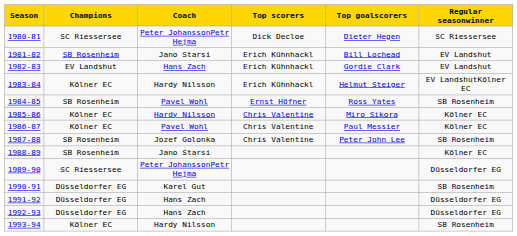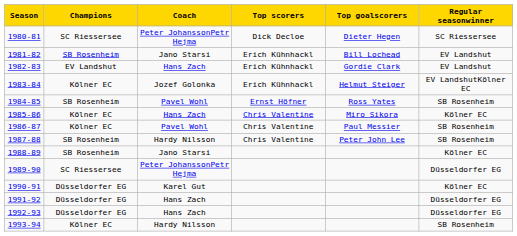(185, 84) Hardy Nilsson -> (185, 84) Jozef Golonka
(185, 114) Hardy Nilsson -> (185, 114) Hans Zach
(466, 127) Kölner EC -> (466, 127) SB Rosenheim
(185, 139) Jozef Golonka -> (185, 139) Hardy Nilsson
(466, 186) SB Rosenheim -> (466, 186) Kölner EC
